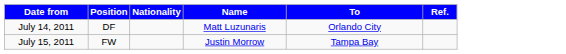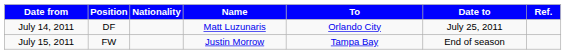+ column: (475, 12)
